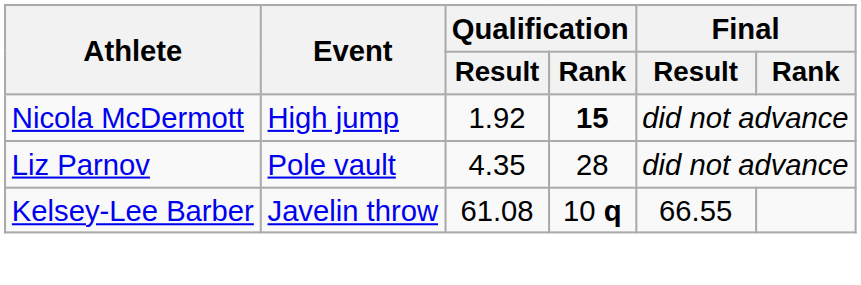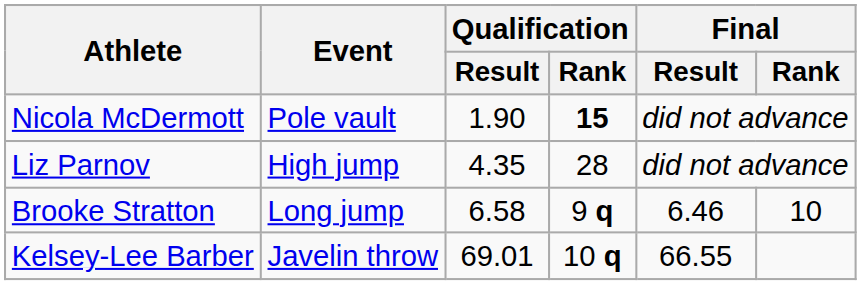(333, 118) High jump -> (332, 118) Pole vault
(497, 118) 1.92 -> (497, 118) 1.90
(332, 164) Pole vault -> (333, 164) High jump
+ row: (113, 211)
(497, 211) 61.08 -> (497, 257) 69.01
